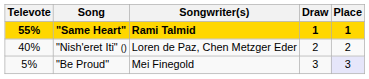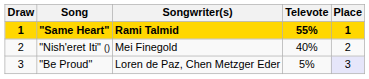columns swapped: (315, 13) <-> (29, 13)
(214, 47) Loren de Paz, Chen Metzger Eder -> (146, 47) Mei Finegold
(163, 64) Mei Finegold -> (198, 64) Loren de Paz, Chen Metzger Eder
